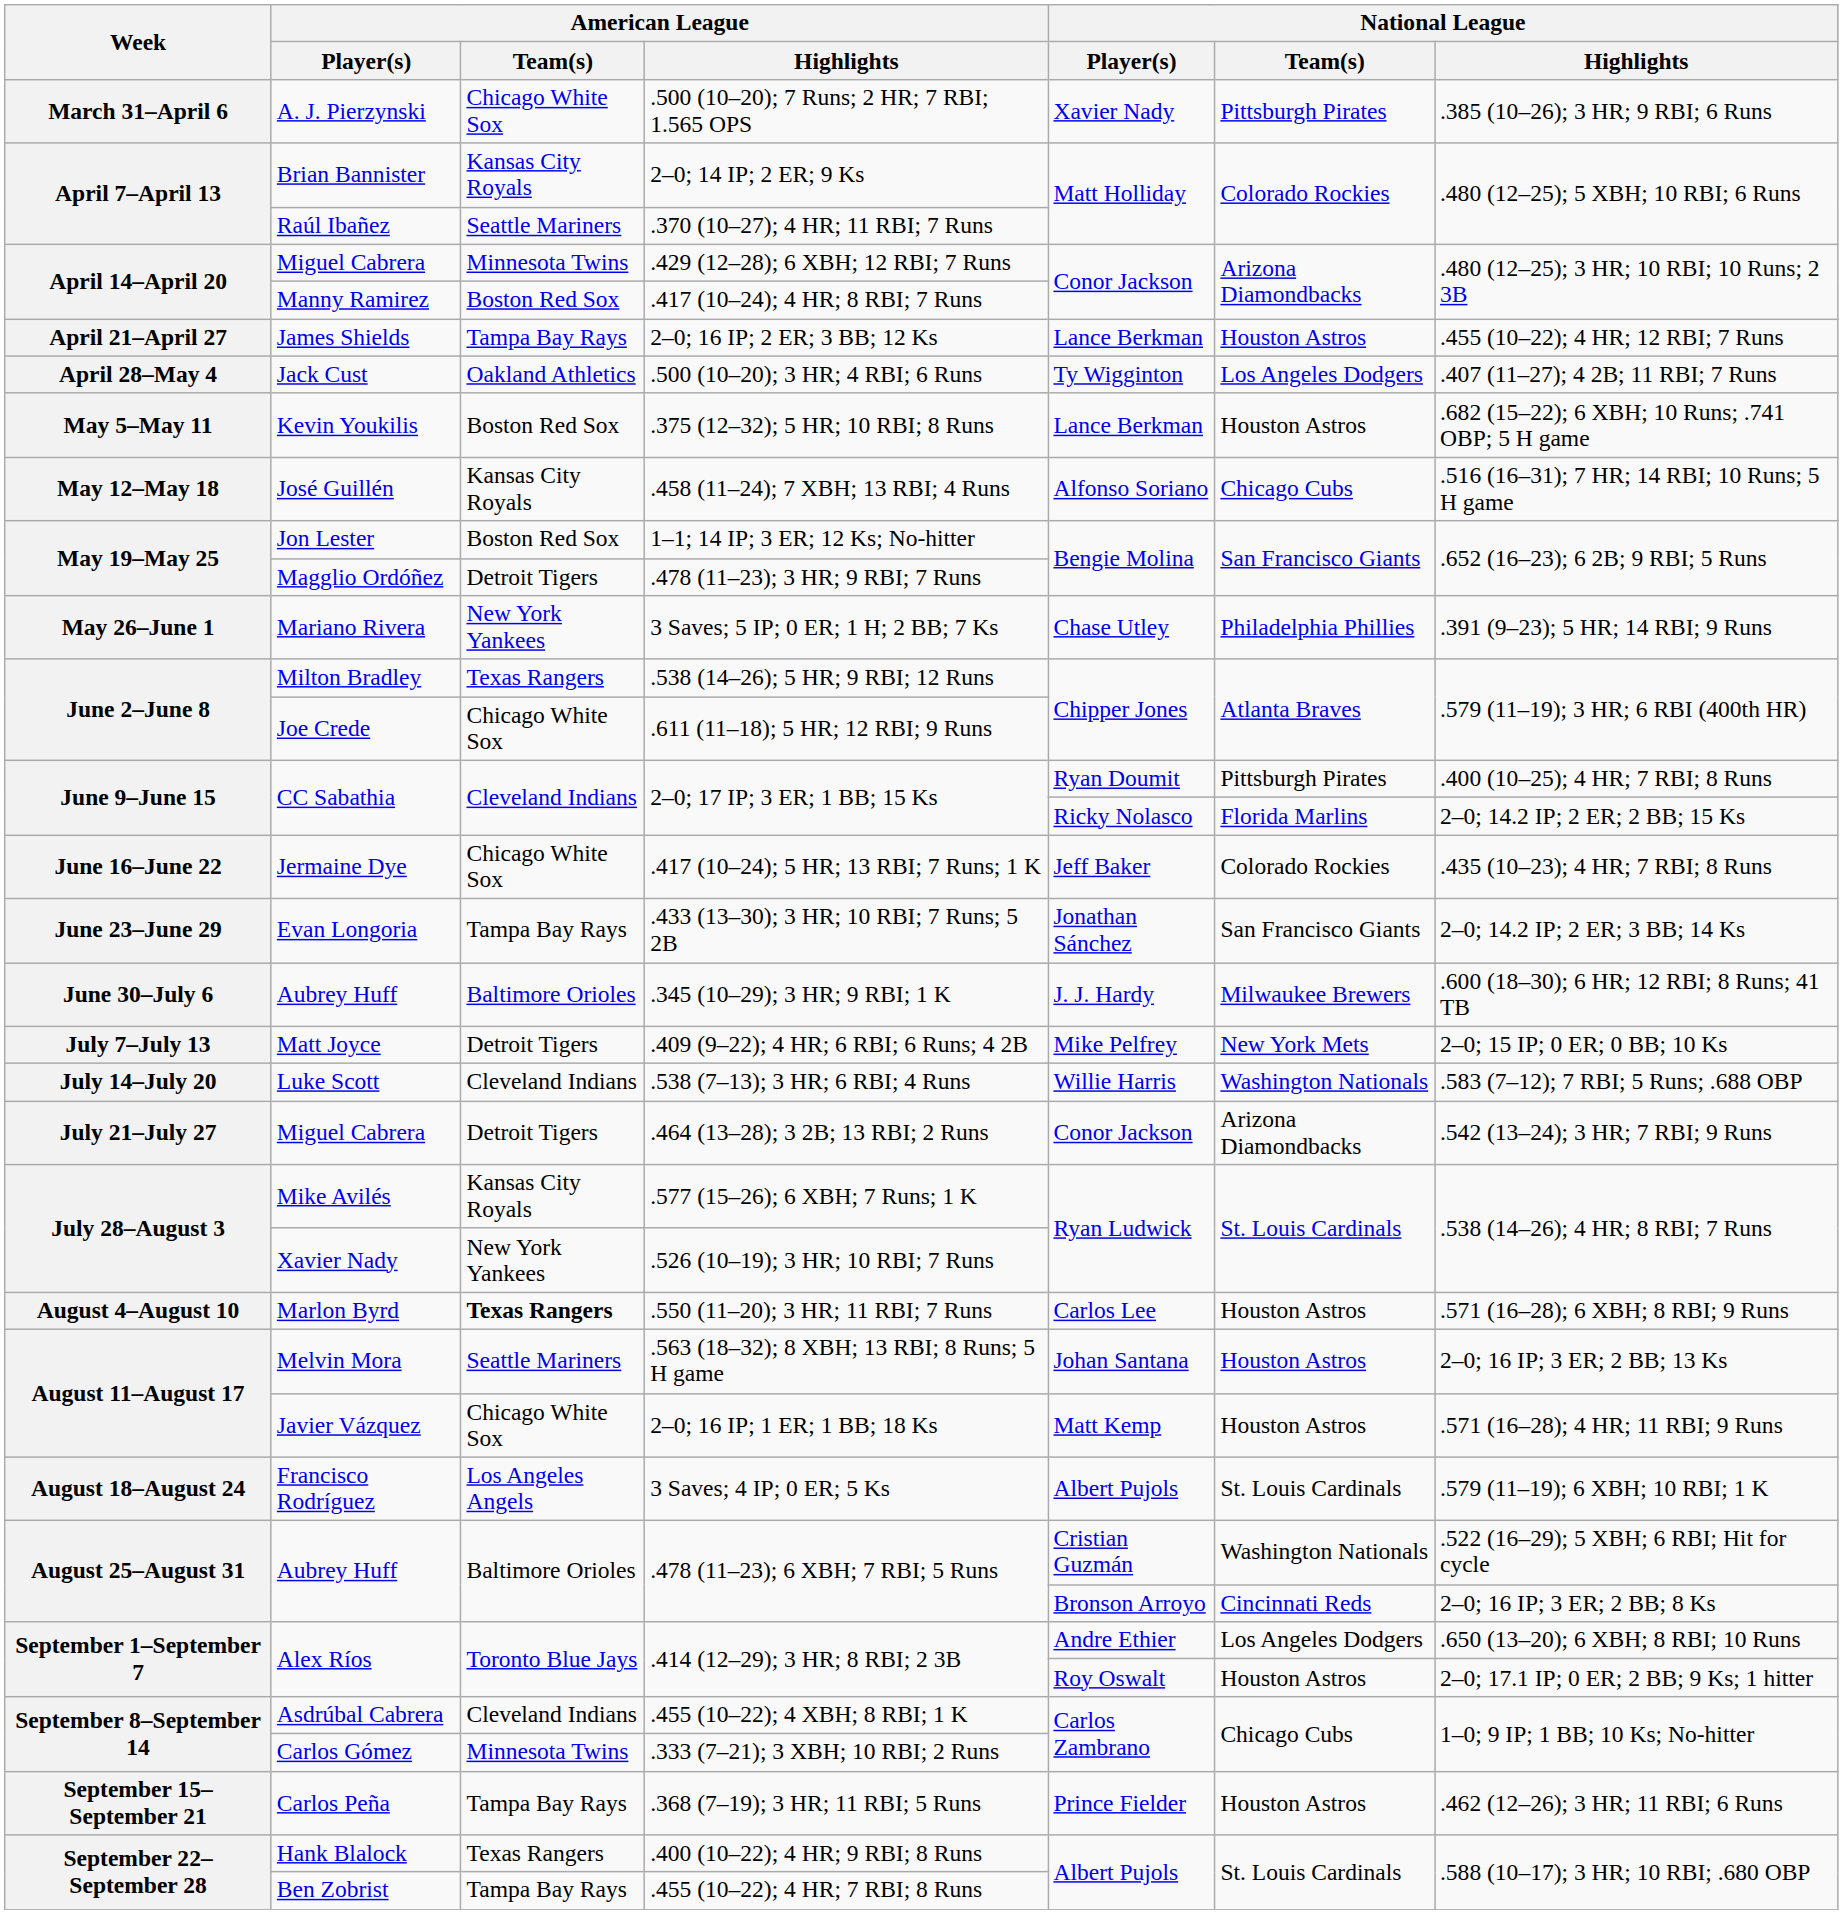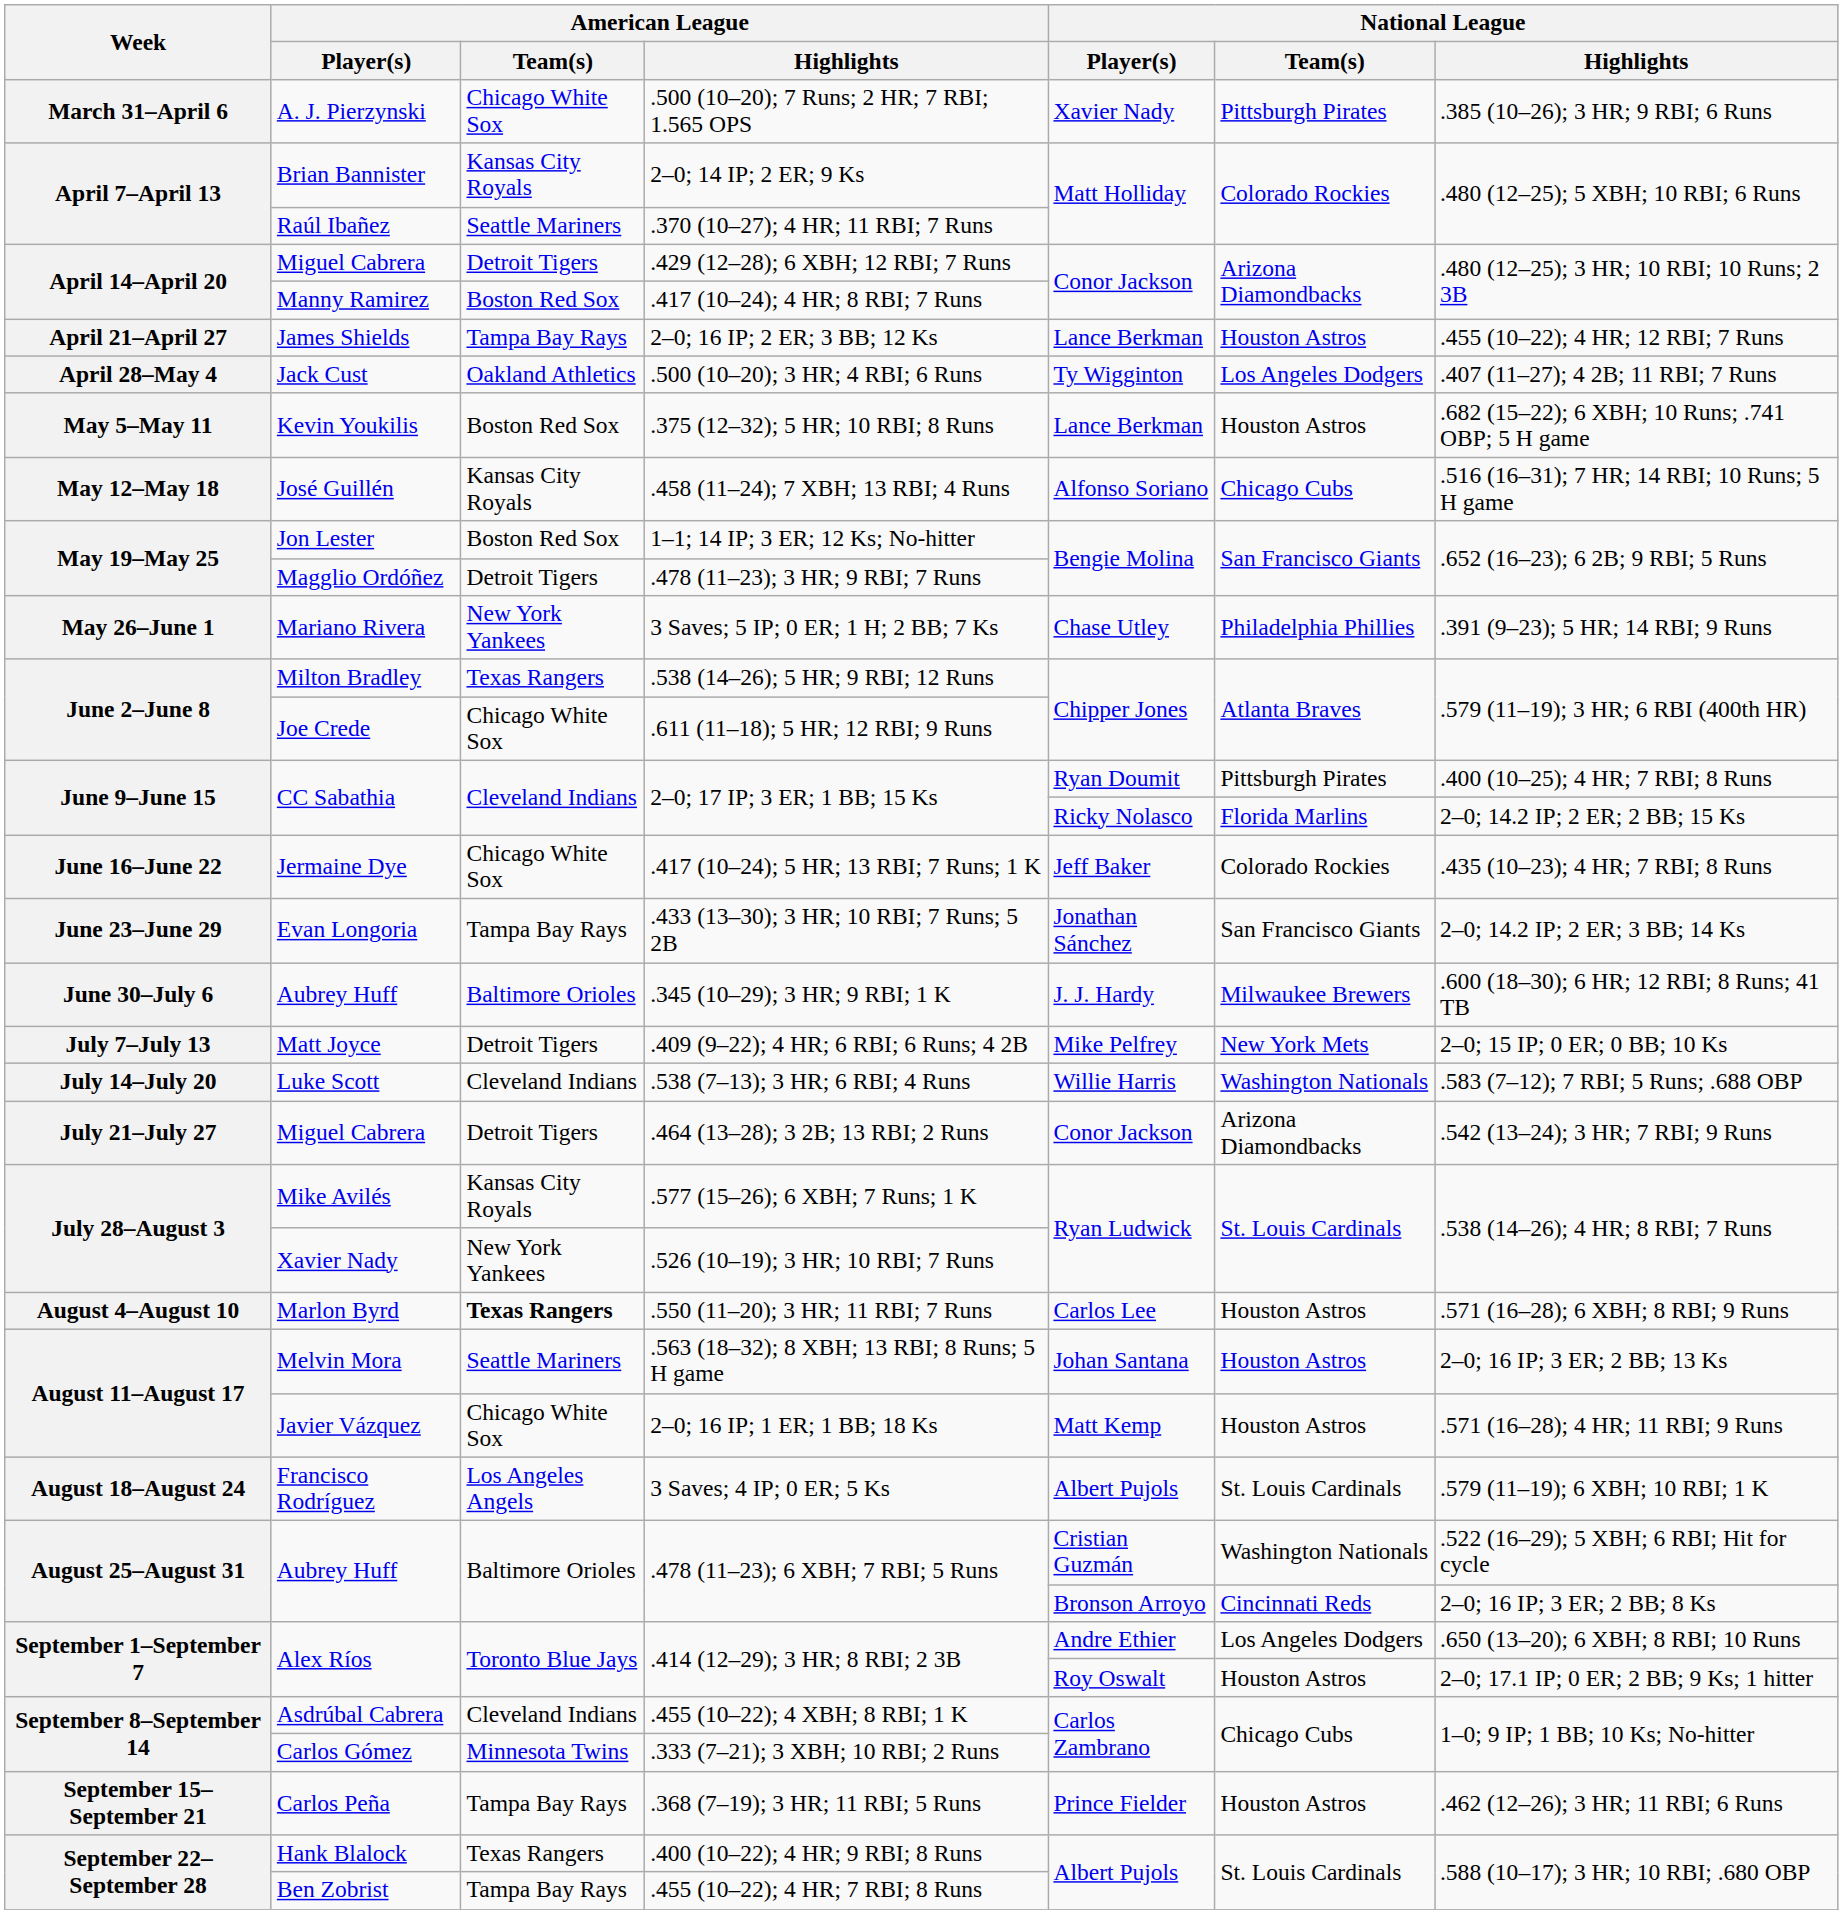(547, 262) Minnesota Twins -> (532, 262) Detroit Tigers
